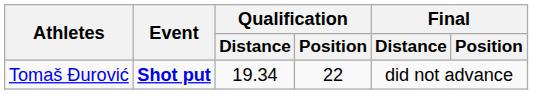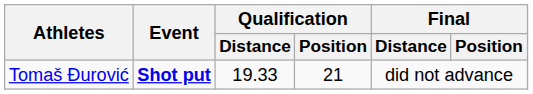(255, 75) 19.34 -> (255, 75) 19.33
(333, 75) 22 -> (333, 75) 21
